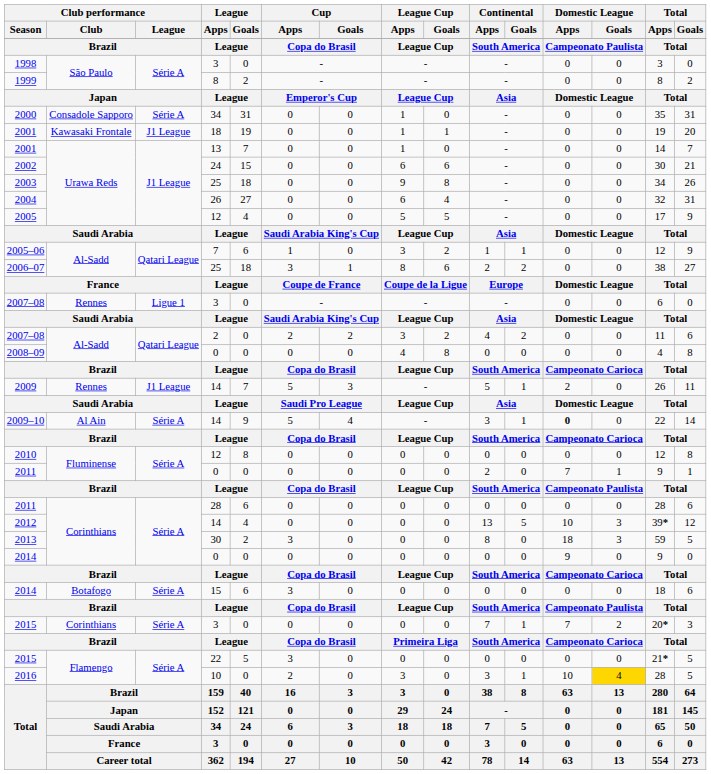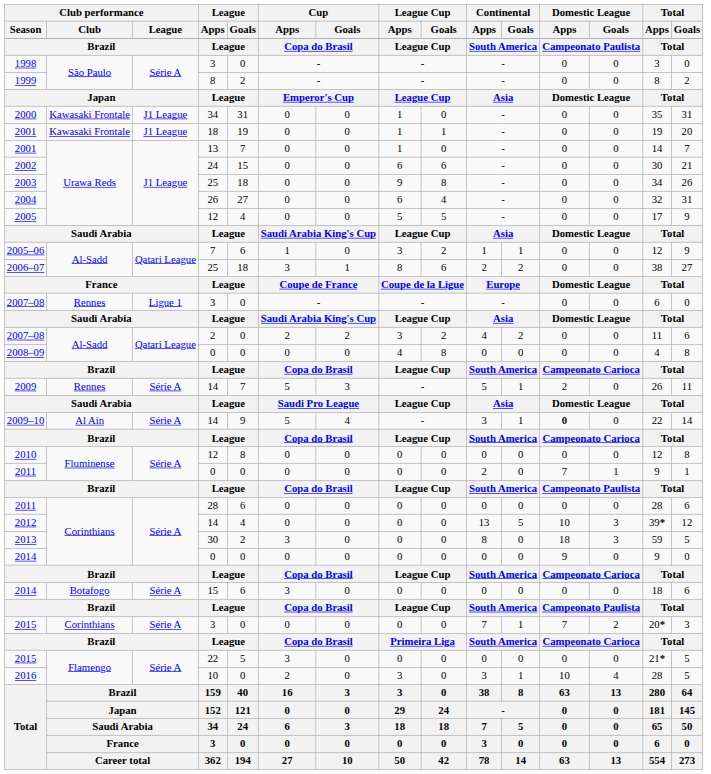(91, 115) Consadole Sapporo -> (90, 115) Kawasaki Frontale
(168, 115) Série A -> (165, 115) J1 League
(168, 387) J1 League -> (165, 387) Série A
(619, 676) gold background -> (616, 676) no background
